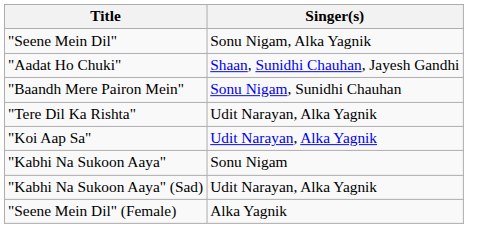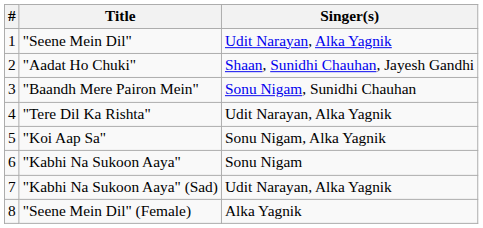+ column: (12, 16)
(291, 41) Sonu Nigam, Alka Yagnik -> (308, 41) Udit Narayan, Alka Yagnik
(294, 138) Udit Narayan, Alka Yagnik -> (305, 138) Sonu Nigam, Alka Yagnik
